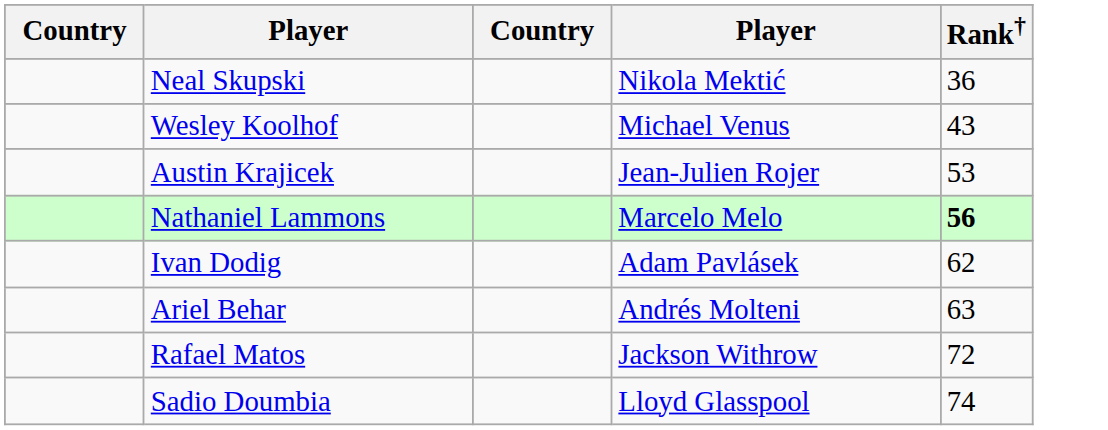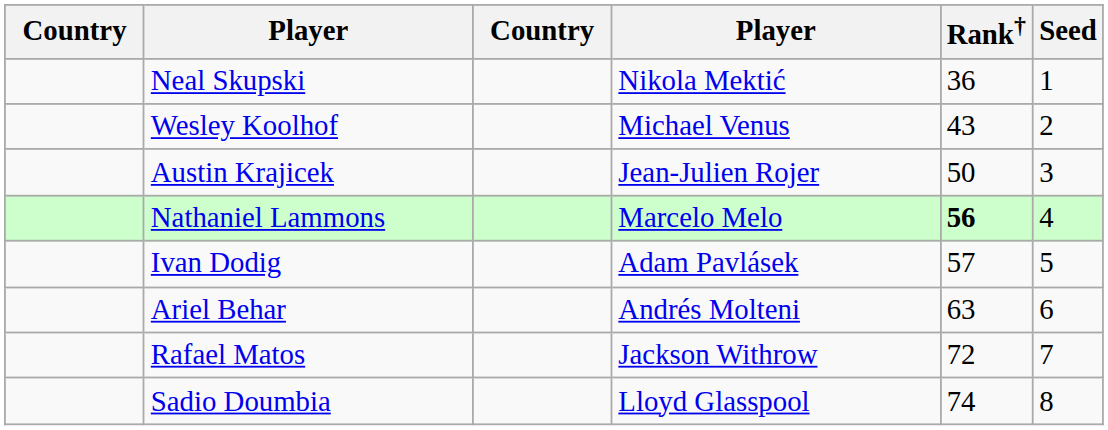+ column: (1068, 31)
(961, 172) 53 -> (961, 172) 50
(961, 263) 62 -> (961, 263) 57
